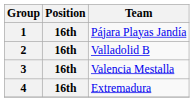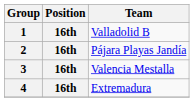(139, 32) Pájara Playas Jandía -> (120, 32) Valladolid B
(120, 50) Valladolid B -> (139, 50) Pájara Playas Jandía
